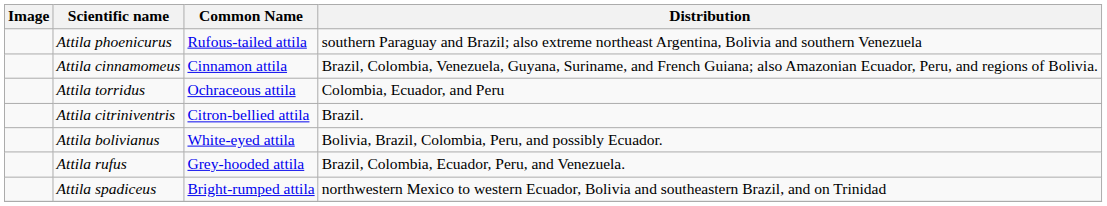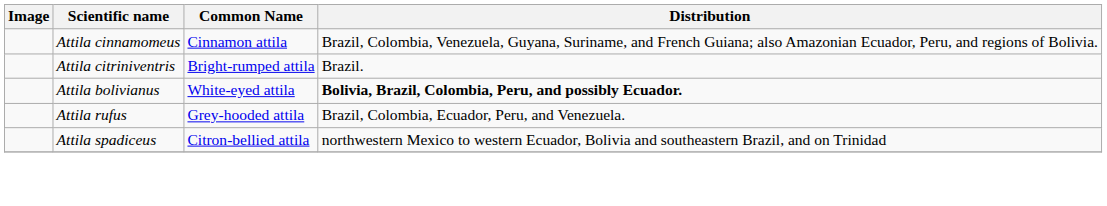- row: (114, 41)
- row: (101, 90)
(248, 115) Citron-bellied attila -> (251, 66) Bright-rumped attila
(492, 139) normal -> (502, 90) bold
(251, 189) Bright-rumped attila -> (248, 139) Citron-bellied attila
